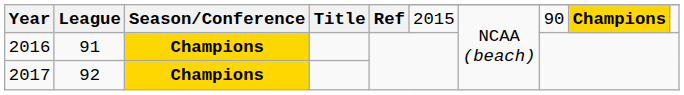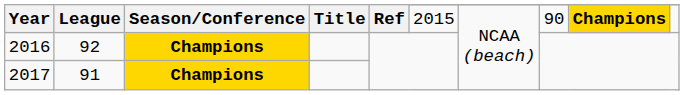(90, 47) 91 -> (90, 47) 92
(90, 75) 92 -> (90, 75) 91
